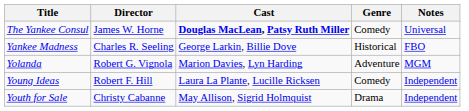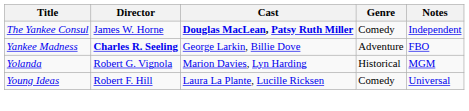(425, 30) Universal -> (435, 30) Independent
(134, 47) normal -> (136, 47) bold
(375, 47) Historical -> (381, 47) Adventure
(377, 64) Adventure -> (379, 64) Historical
(431, 81) Independent -> (429, 81) Universal
- row: (37, 98)
